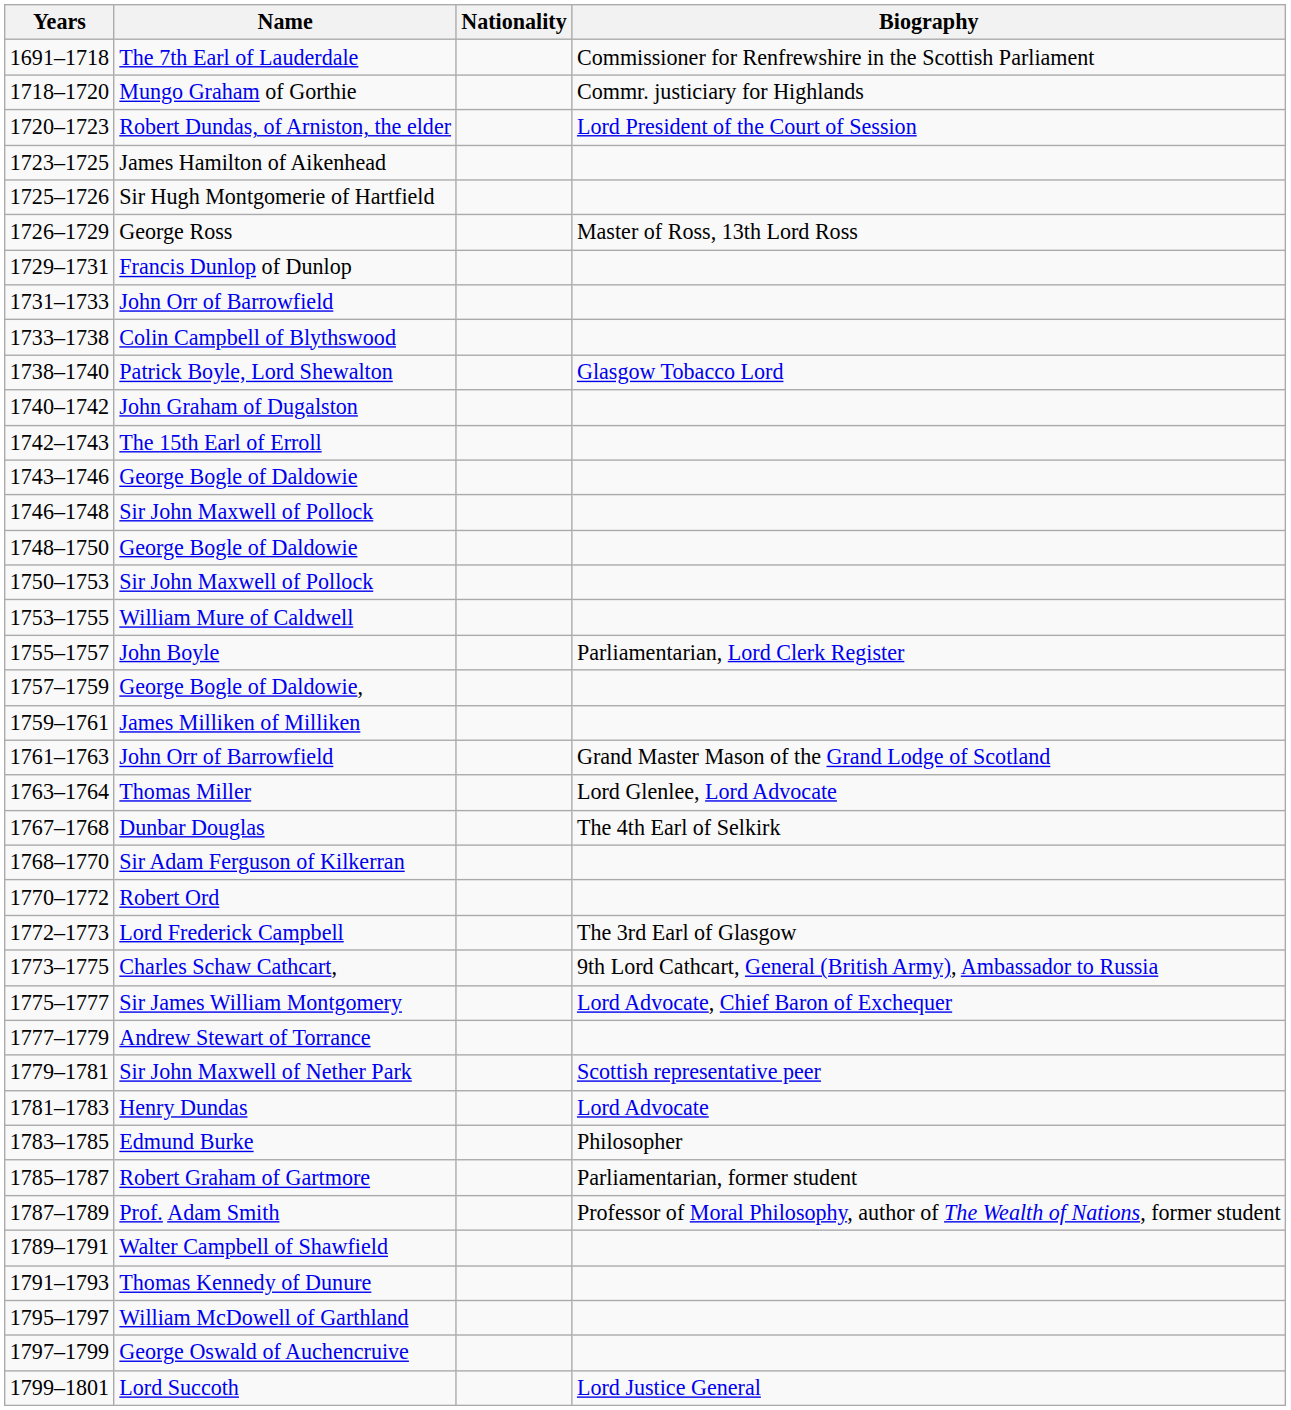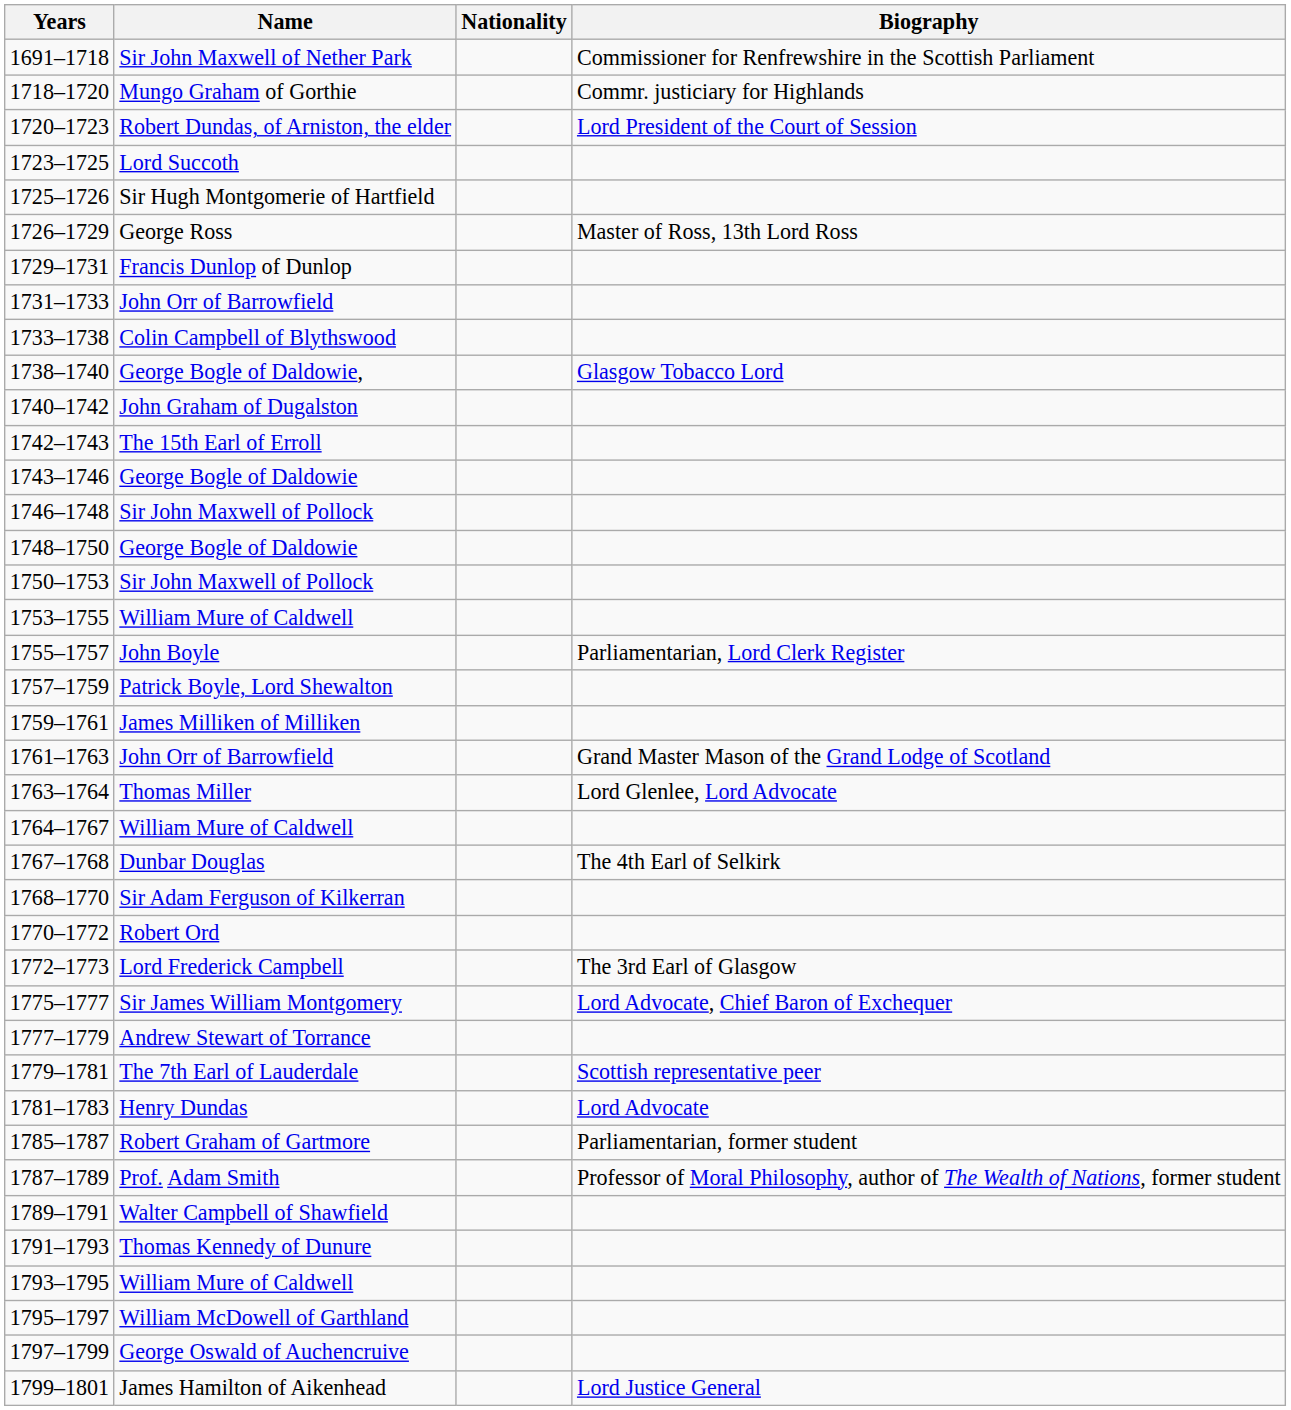(239, 57) The 7th Earl of Lauderdale -> (266, 57) Sir John Maxwell of Nether Park
(253, 162) James Hamilton of Aikenhead -> (179, 162) Lord Succoth
(256, 372) Patrick Boyle, Lord Shewalton -> (241, 372) George Bogle of Daldowie,
(241, 687) George Bogle of Daldowie, -> (256, 687) Patrick Boyle, Lord Shewalton
+ row: (59, 827)
- row: (59, 967)
(266, 1072) Sir John Maxwell of Nether Park -> (239, 1072) The 7th Earl of Lauderdale
- row: (59, 1142)
+ row: (59, 1282)
(179, 1387) Lord Succoth -> (253, 1387) James Hamilton of Aikenhead
